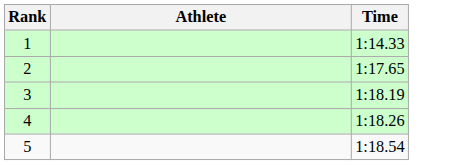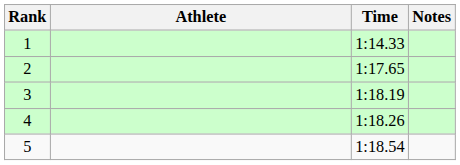+ column: (432, 17)
